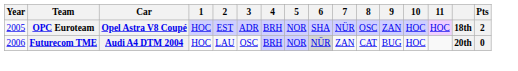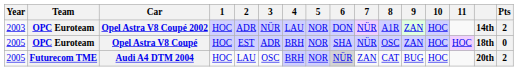+ row: (155, 28)
(482, 28) 2 -> (505, 43) 0
(16, 43) 2006 -> (16, 58) 2005
(482, 43) 0 -> (505, 58) 2
